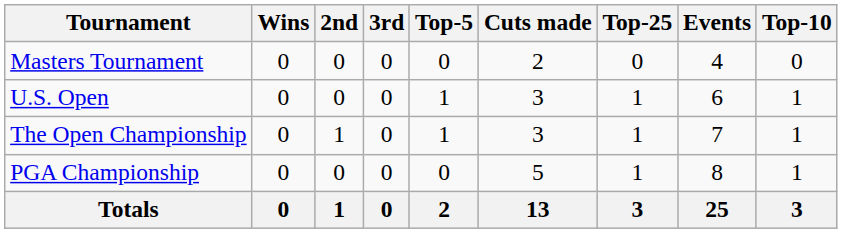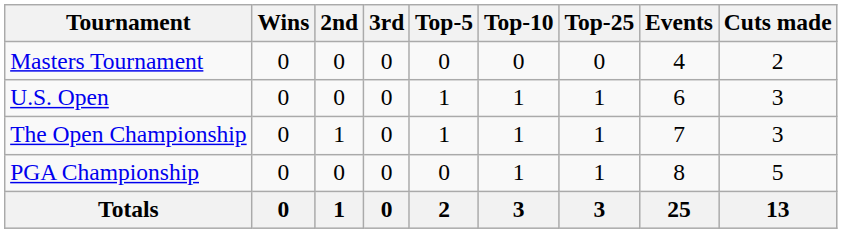columns swapped: (797, 23) <-> (538, 23)
